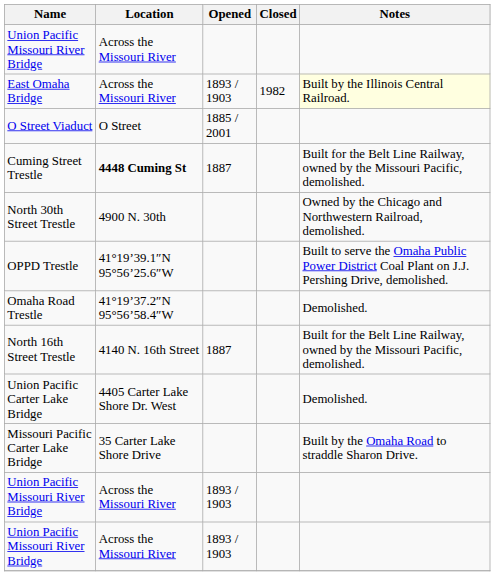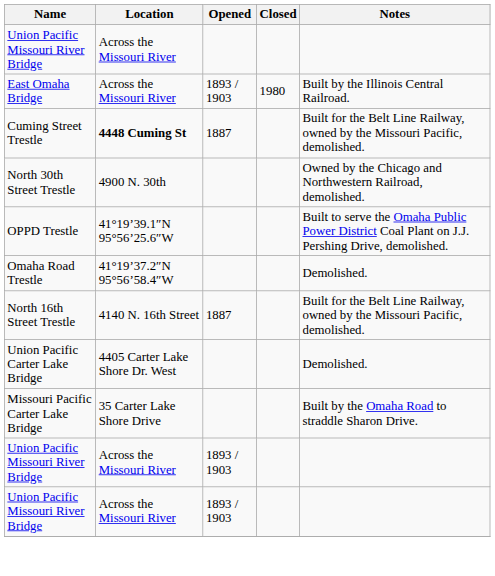(272, 91) 1982 -> (272, 91) 1980
(373, 91) lightyellow background -> (373, 91) no background
- row: (50, 125)
